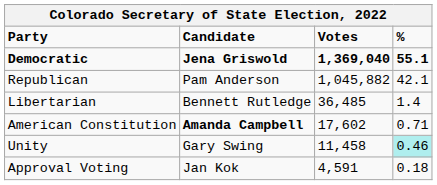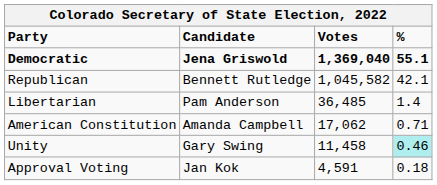(231, 81) Pam Anderson -> (247, 81) Bennett Rutledge
(354, 81) 1,045,882 -> (354, 81) 1,045,582
(247, 103) Bennett Rutledge -> (231, 103) Pam Anderson
(243, 125) bold -> (243, 125) normal
(342, 125) 17,602 -> (342, 125) 17,062
